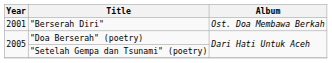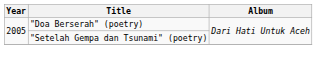- row: (67, 24)
